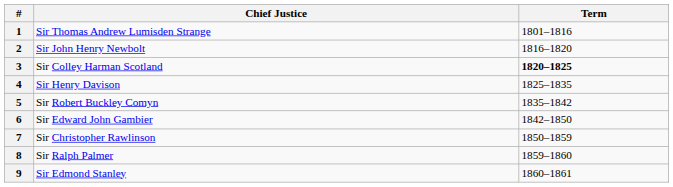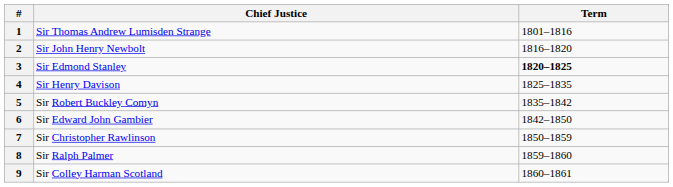(99, 66) Sir Colley Harman Scotland -> (81, 66) Sir Edmond Stanley
(81, 173) Sir Edmond Stanley -> (99, 173) Sir Colley Harman Scotland
